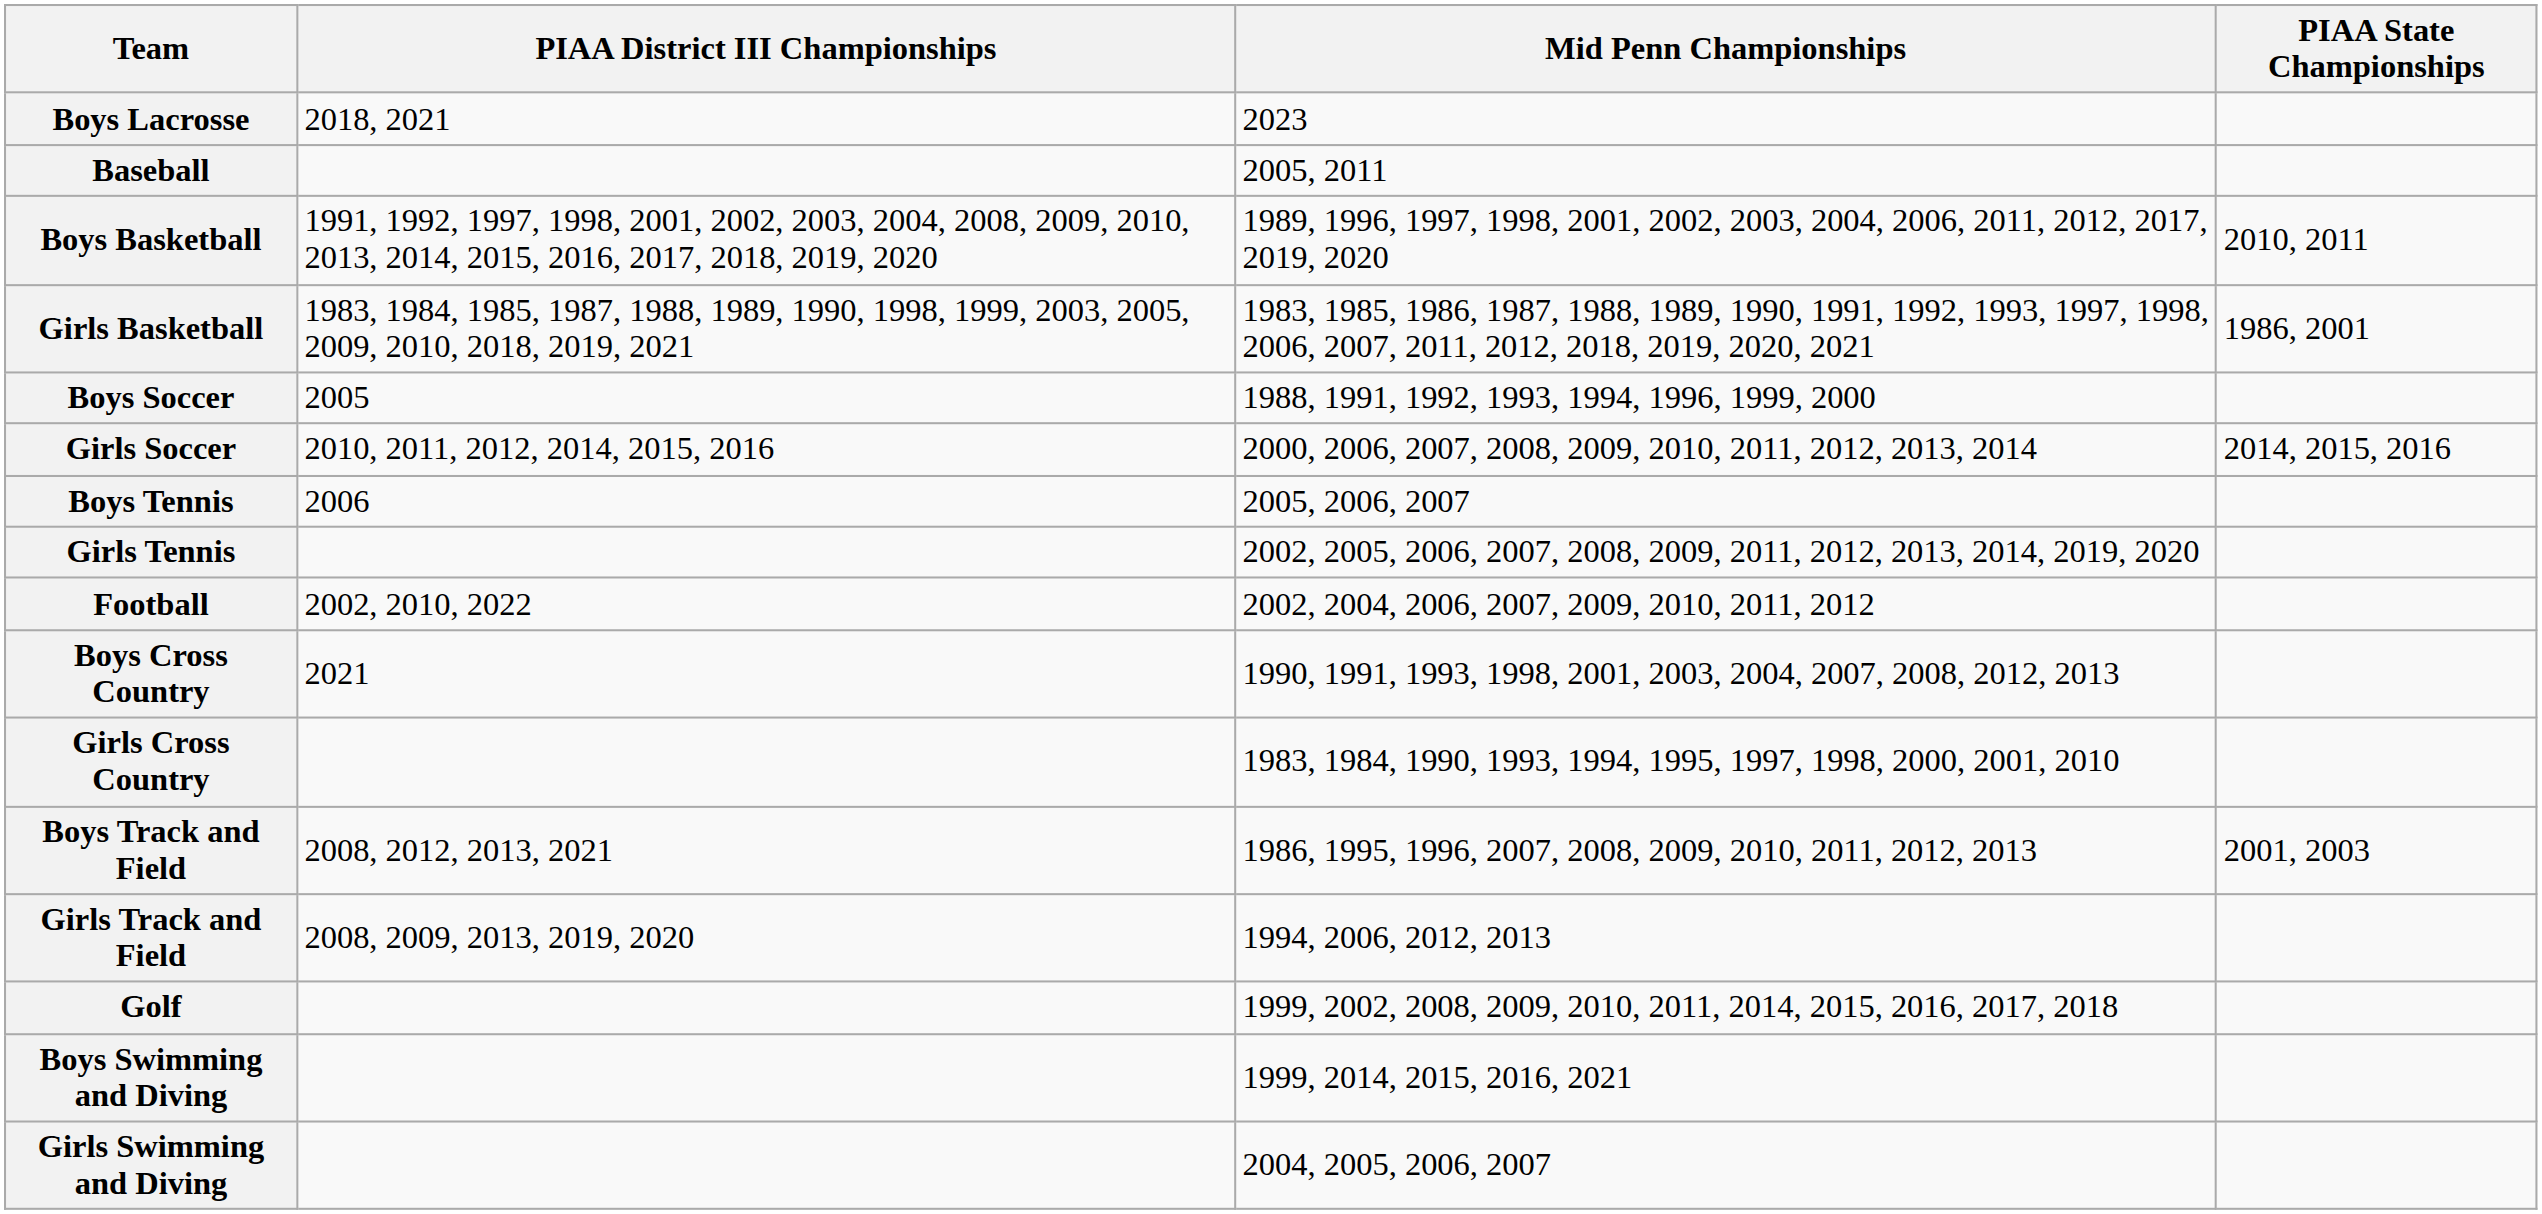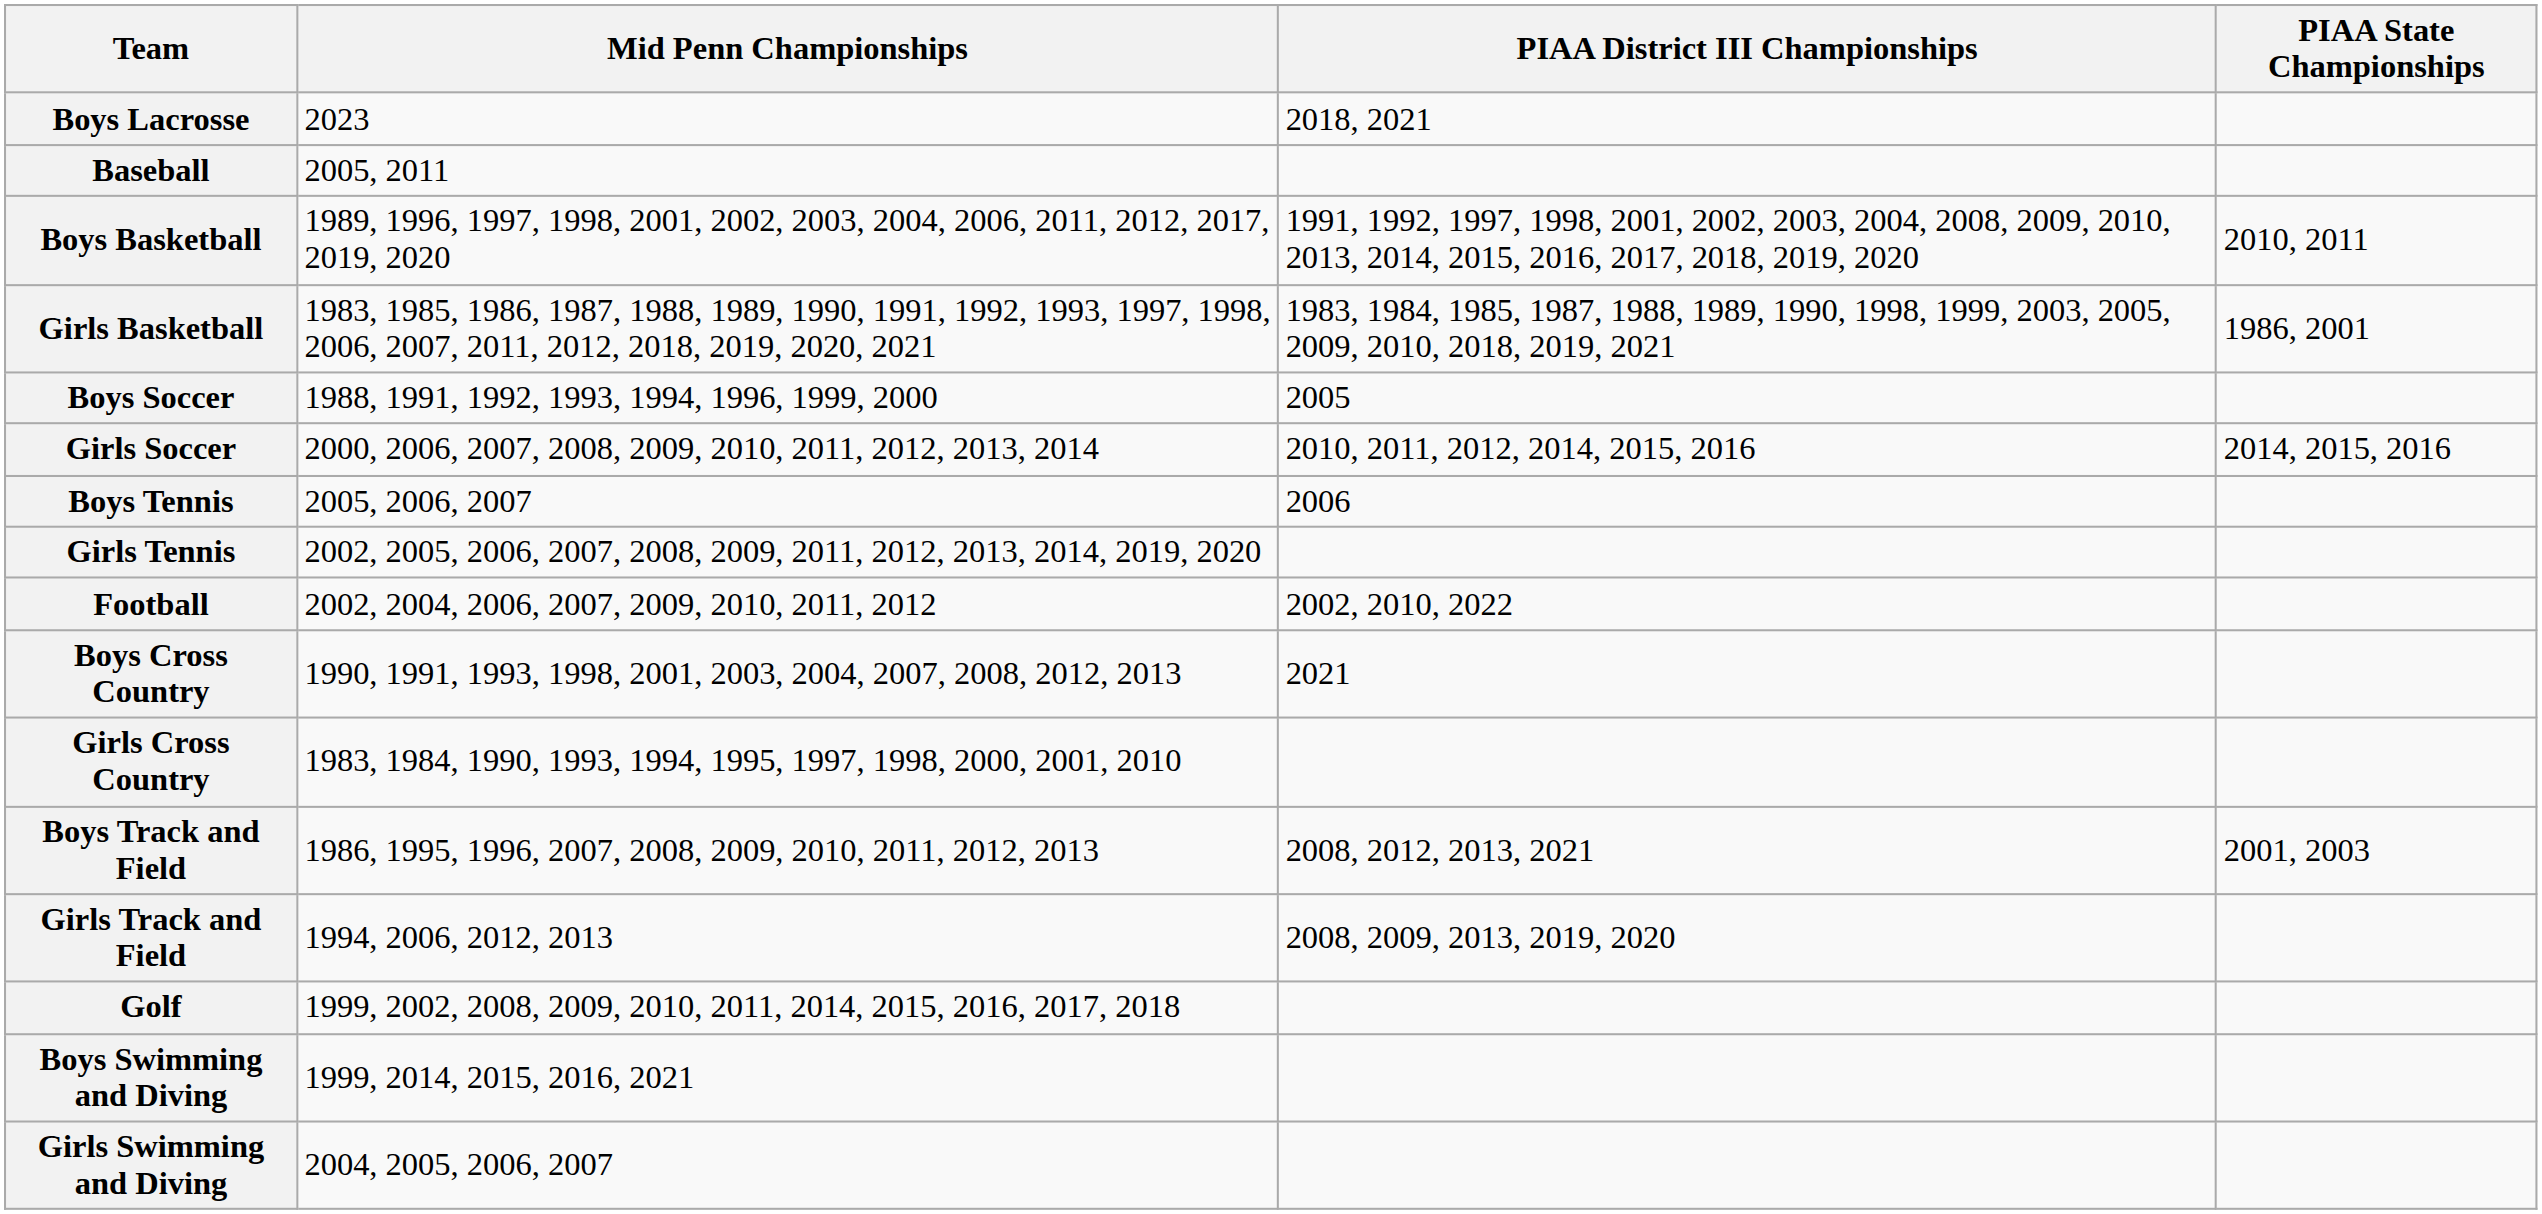columns swapped: (1726, 48) <-> (766, 48)
